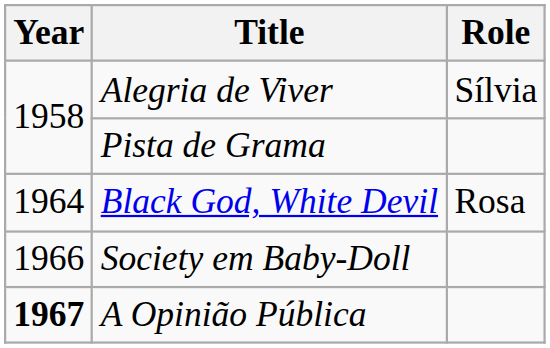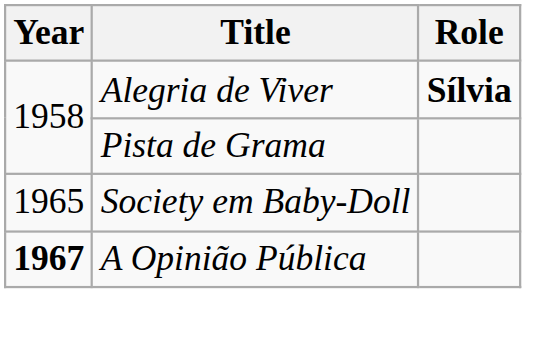(496, 88) normal -> (469, 88) bold
- row: (269, 201)
(49, 257) 1966 -> (49, 201) 1965
